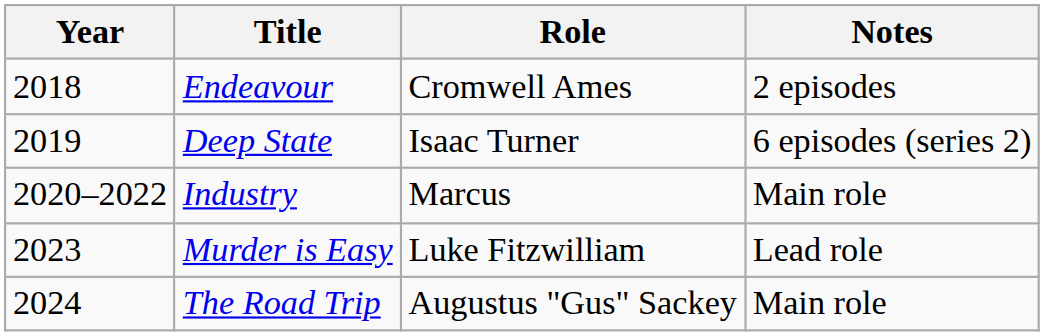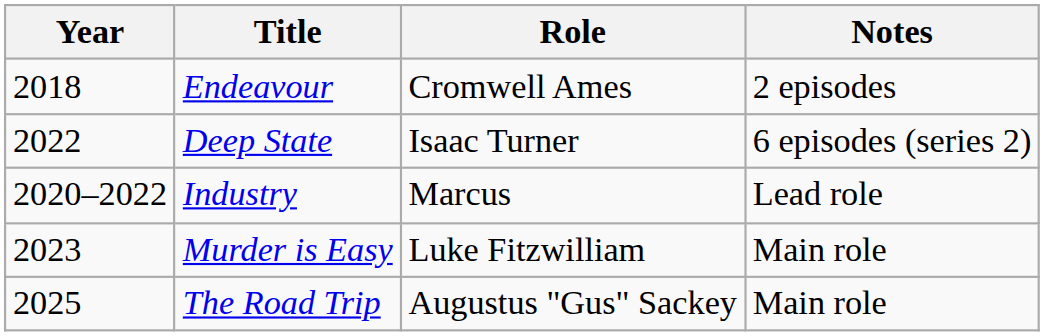(47, 140) 2019 -> (47, 140) 2022
(820, 194) Main role -> (818, 194) Lead role
(818, 248) Lead role -> (820, 248) Main role
(47, 303) 2024 -> (47, 303) 2025
